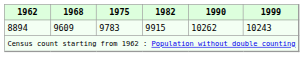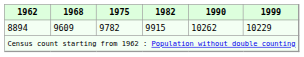(110, 28) 9783 -> (110, 28) 9782
(259, 28) 10243 -> (259, 28) 10229
